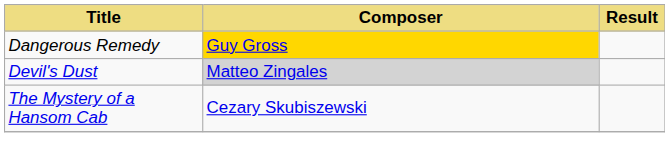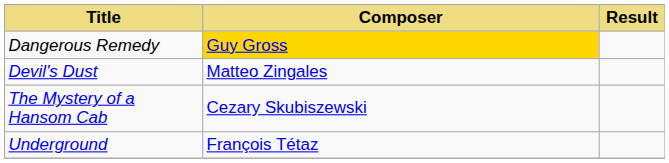(267, 71) lightgrey background -> (267, 71) no background
+ row: (58, 144)
